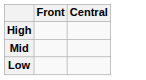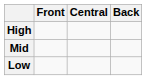+ column: (126, 13)
